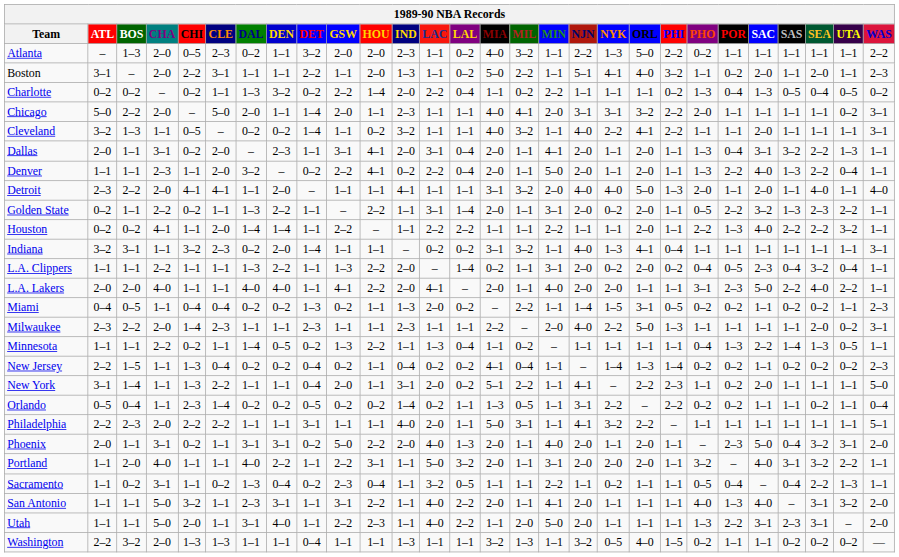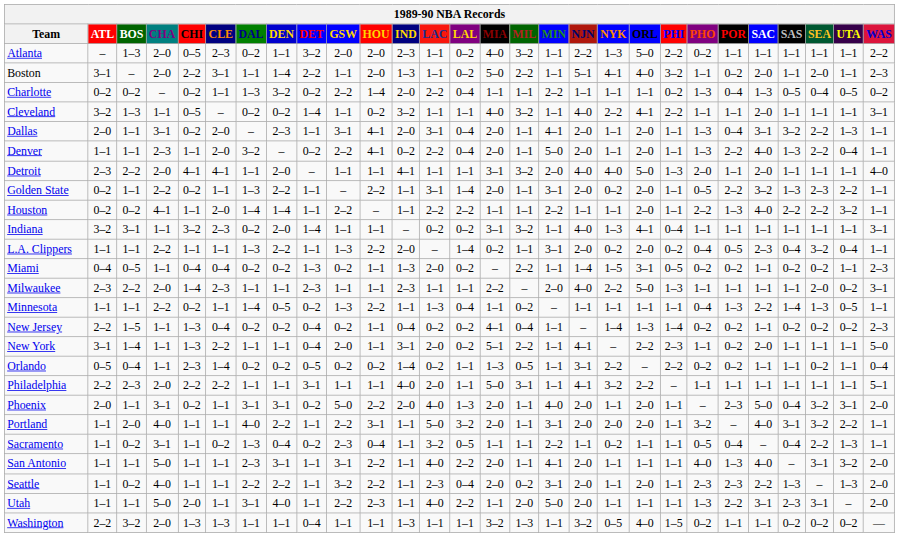(281, 73) 1–1 -> (281, 73) 1–4
(524, 92) 0–2 -> (524, 92) 1–1
- row: (27, 112)
(819, 190) 4–0 -> (819, 170) 1–1
- row: (36, 288)
(192, 503) 3–2 -> (192, 464) 1–1
+ row: (23, 483)
